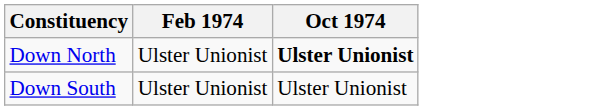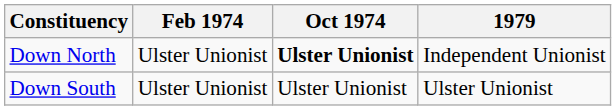+ column: (514, 21)
